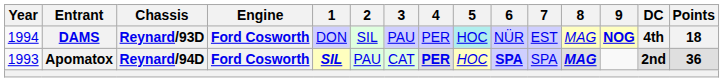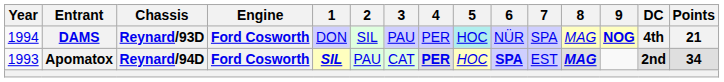(544, 37) EST -> (544, 37) SPA
(694, 37) 18 -> (694, 37) 21
(544, 59) SPA -> (544, 59) EST
(694, 59) 36 -> (694, 59) 34
